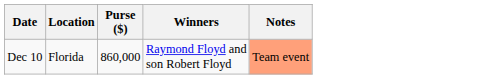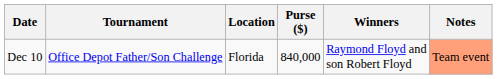+ column: (135, 22)
(120, 57) 860,000 -> (300, 57) 840,000
